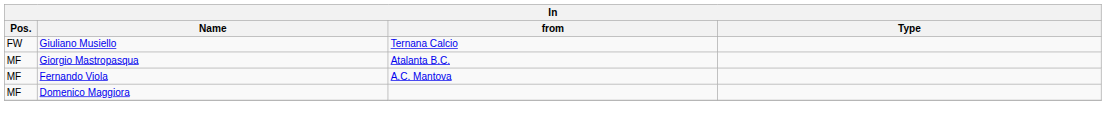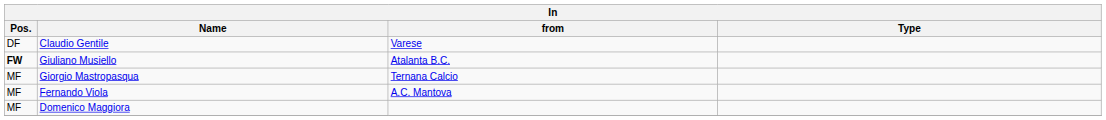+ row: (74, 45)
(15, 45) normal -> (15, 60) bold
(424, 45) Ternana Calcio -> (420, 60) Atalanta B.C.
(420, 60) Atalanta B.C. -> (424, 76) Ternana Calcio
